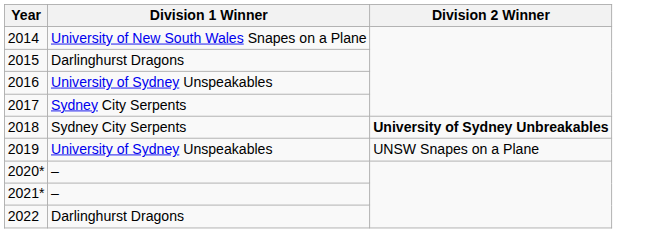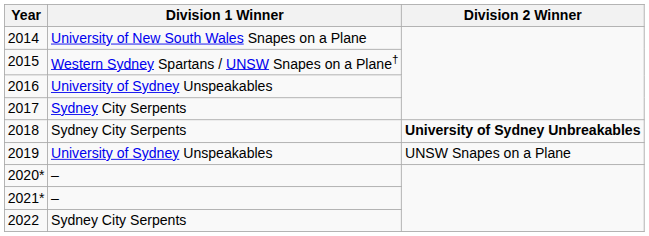(118, 60) Darlinghurst Dragons -> (225, 62) Western Sydney Spartans / UNSW Snapes on a Plane†
(118, 216) Darlinghurst Dragons -> (119, 220) Sydney City Serpents
